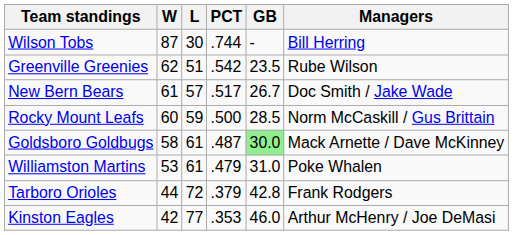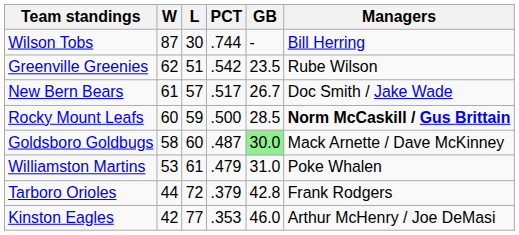(391, 117) normal -> (399, 117) bold
(194, 142) 61 -> (194, 142) 60
